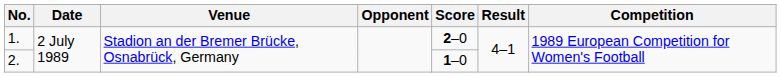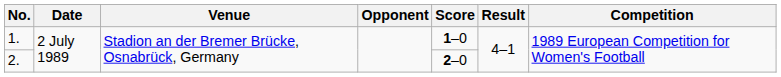(455, 38) 2–0 -> (455, 38) 1–0
(455, 60) 1–0 -> (455, 60) 2–0
